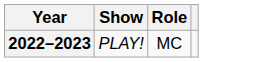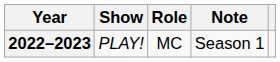+ column: (230, 17)
